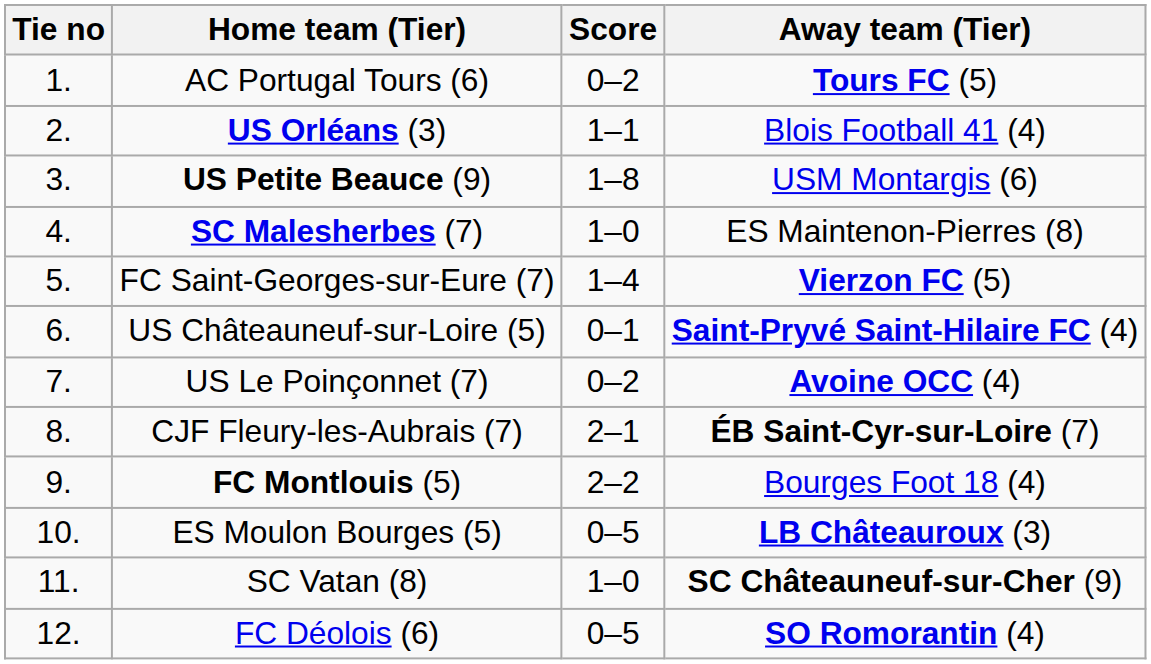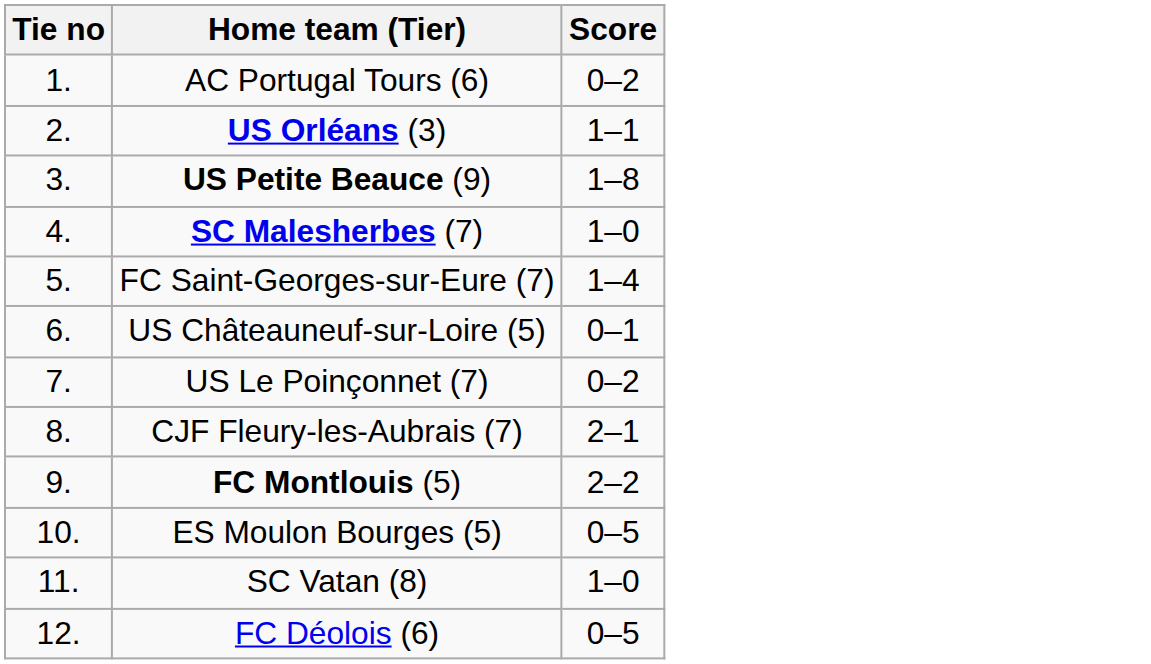- column: (905, 29)
